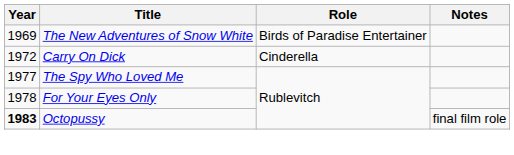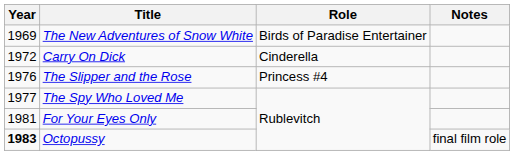+ row: (117, 77)
(22, 98) 1978 -> (22, 118) 1981
